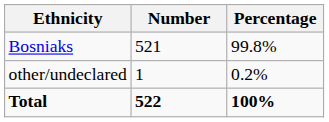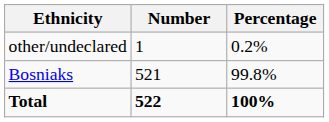rows swapped: (41, 46) <-> (68, 74)
